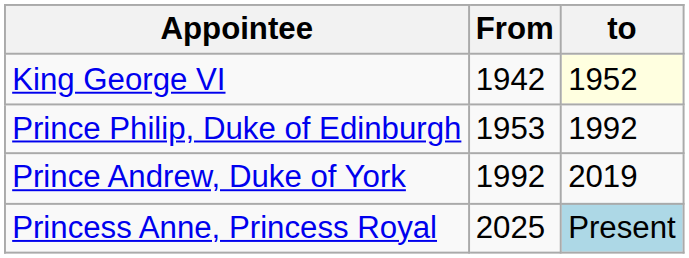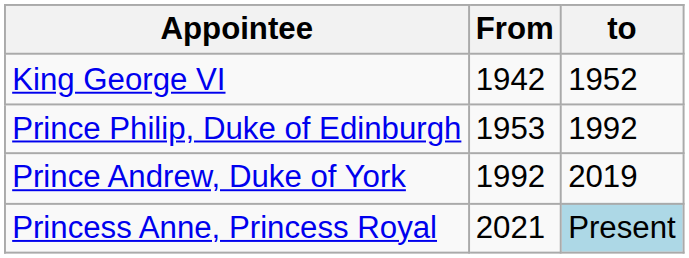(603, 78) lightyellow background -> (603, 78) no background
(510, 227) 2025 -> (510, 227) 2021
